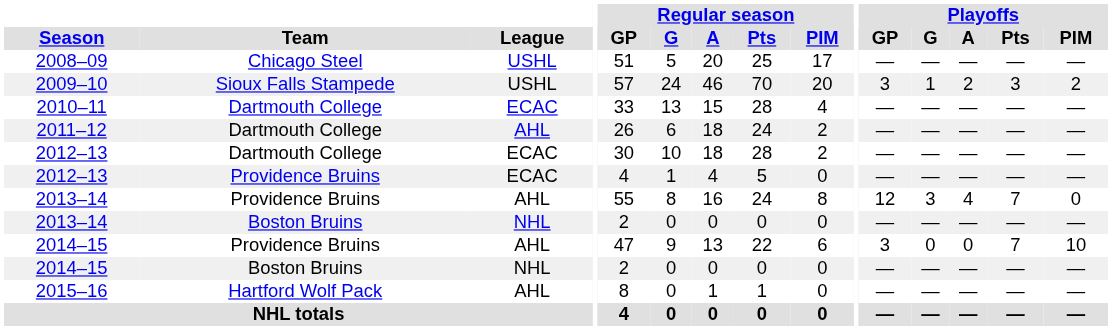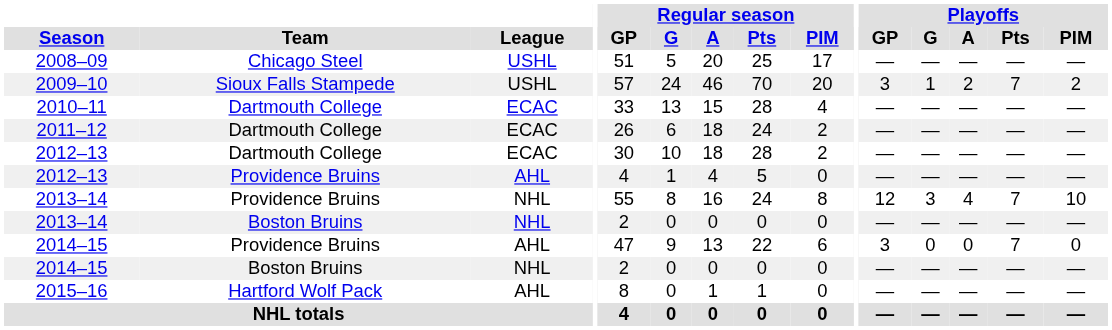(1015, 84) 3 -> (1015, 84) 7
(532, 130) AHL -> (532, 130) ECAC
(532, 176) ECAC -> (532, 176) AHL
(532, 199) AHL -> (532, 199) NHL
(1076, 199) 0 -> (1076, 199) 10
(1076, 245) 10 -> (1076, 245) 0
